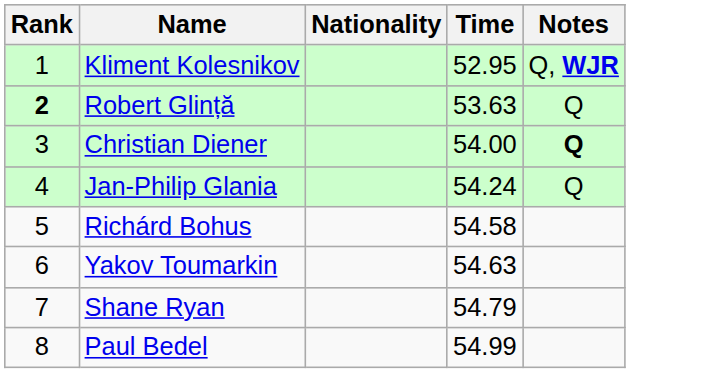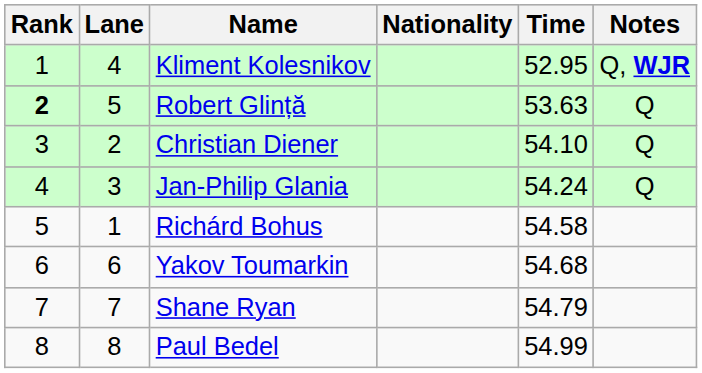+ column: (114, 24)
(485, 145) 54.00 -> (556, 145) 54.10
(574, 145) bold -> (645, 145) normal
(485, 266) 54.63 -> (556, 266) 54.68
